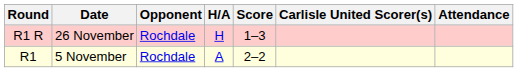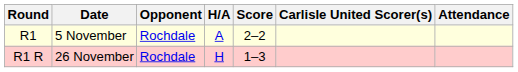rows swapped: (28, 56) <-> (28, 35)
